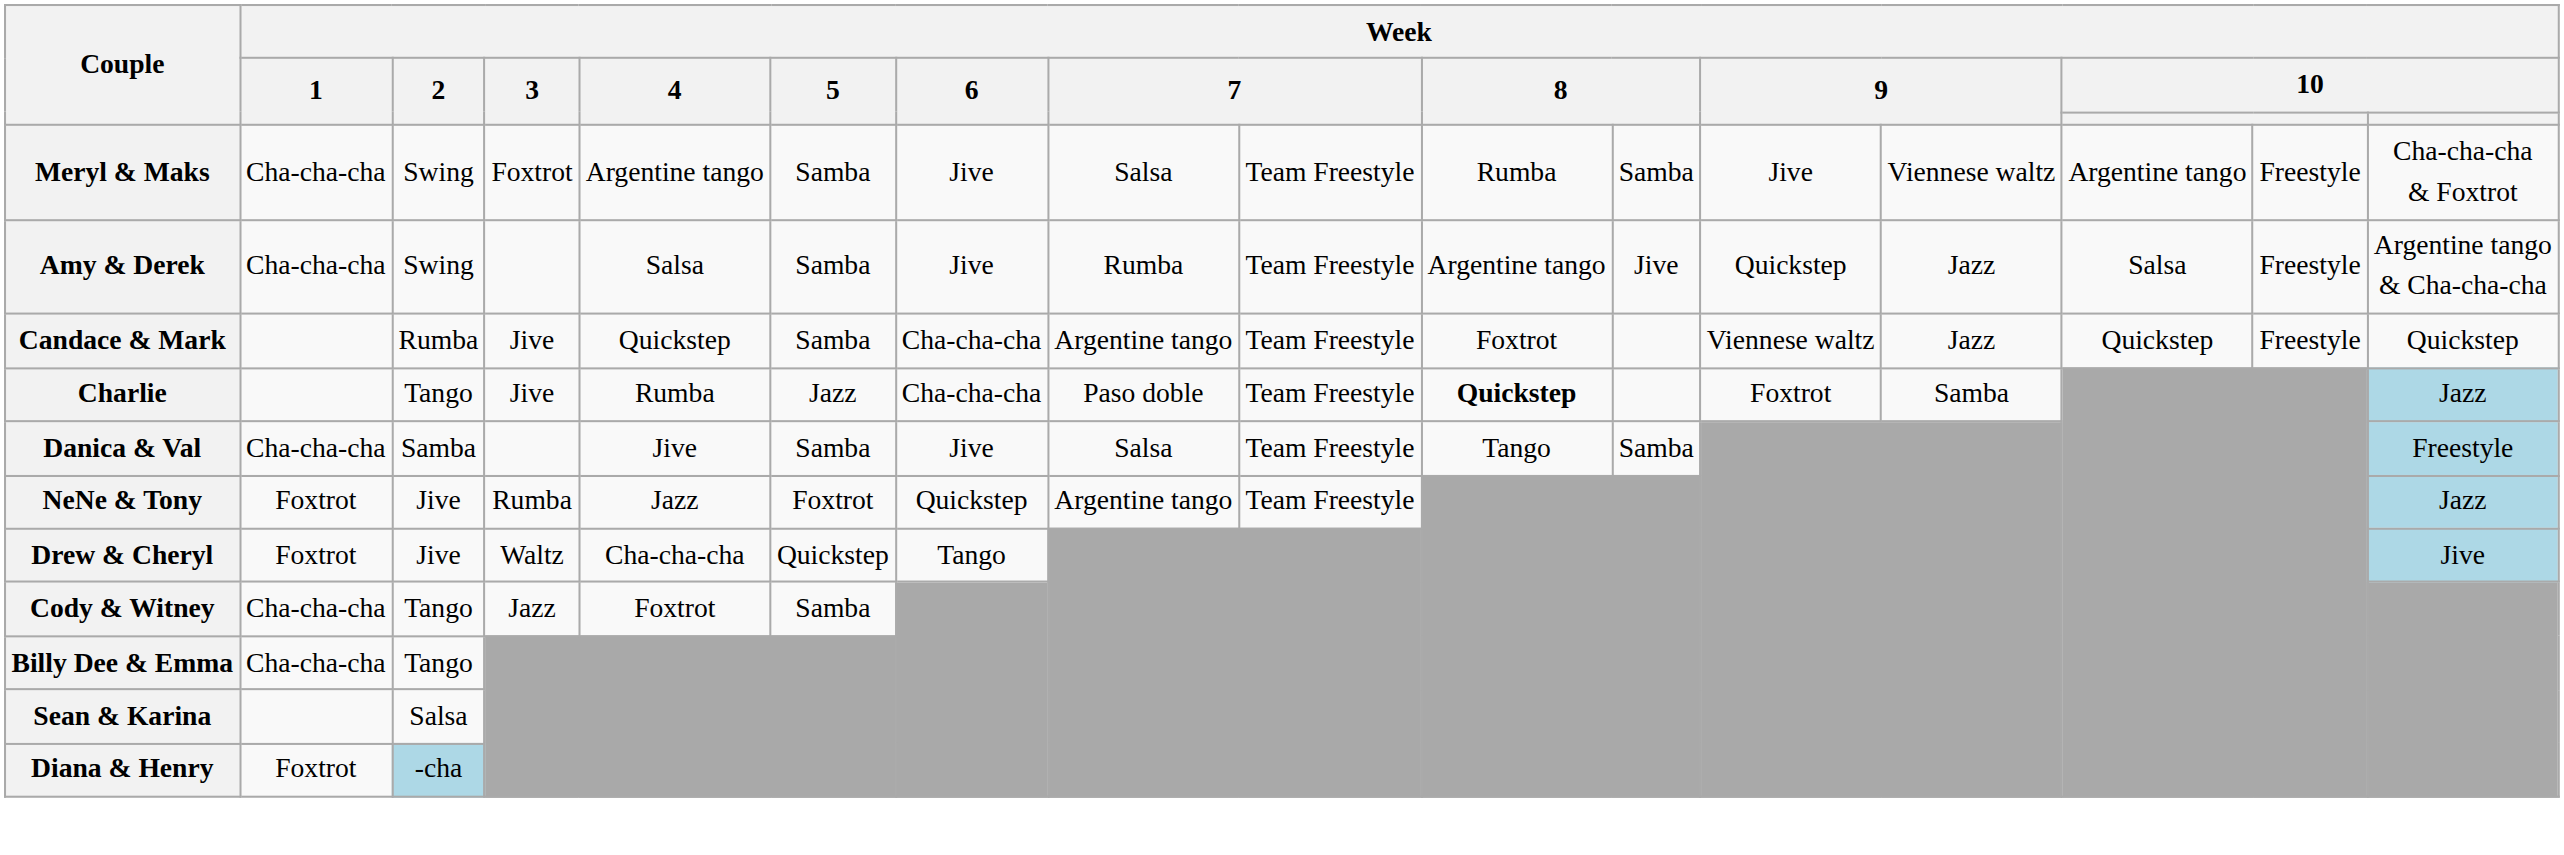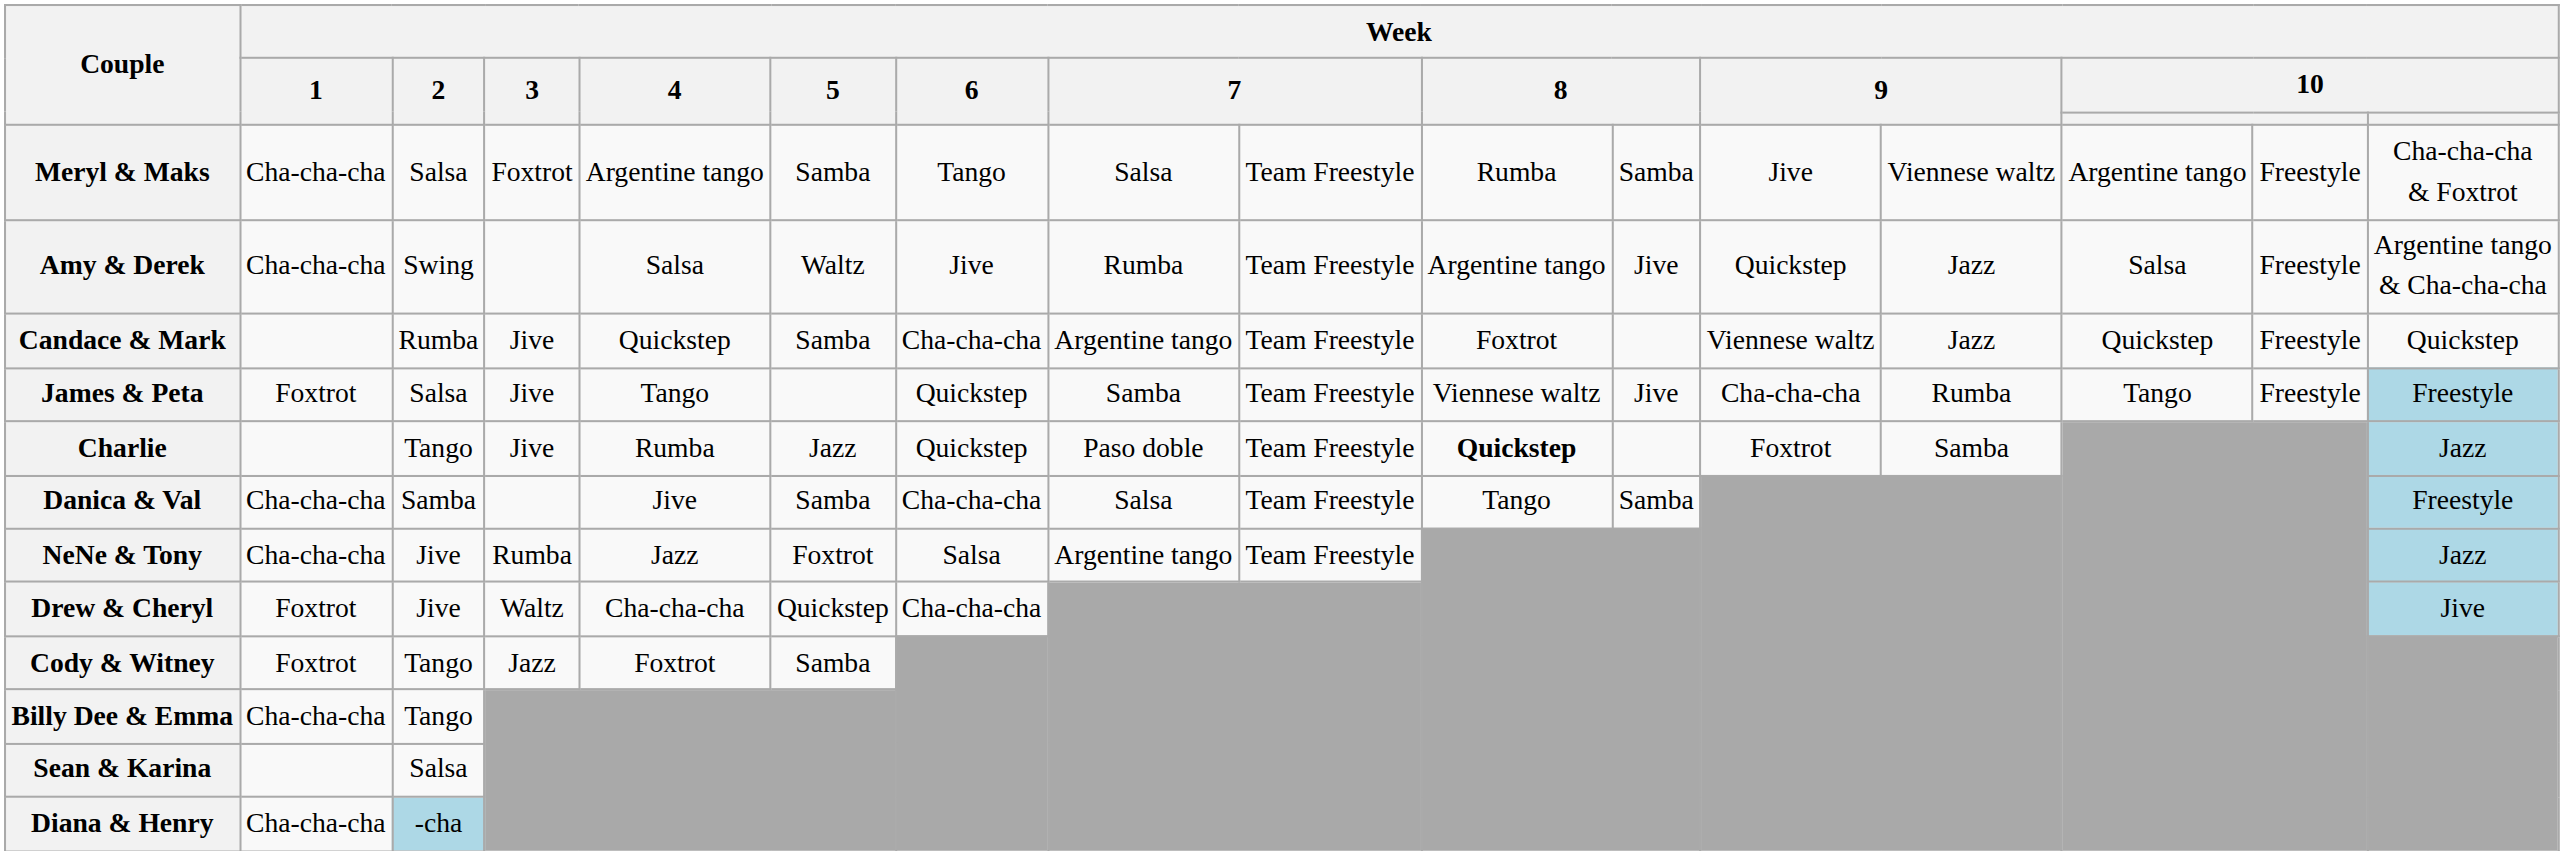(438, 171) Swing -> (438, 171) Salsa
(972, 171) Jive -> (972, 171) Tango
(833, 265) Samba -> (833, 265) Waltz
+ row: (122, 393)
(972, 393) Cha-cha-cha -> (972, 447) Quickstep
(972, 447) Jive -> (972, 500) Cha-cha-cha
(316, 500) Foxtrot -> (316, 554) Cha-cha-cha
(972, 500) Quickstep -> (972, 554) Salsa
(972, 554) Tango -> (972, 608) Cha-cha-cha
(316, 608) Cha-cha-cha -> (316, 661) Foxtrot
(316, 769) Foxtrot -> (316, 822) Cha-cha-cha
